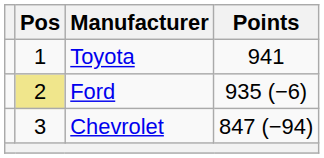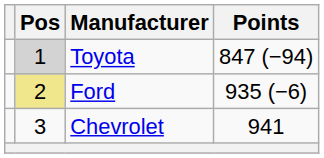(40, 57) no background -> (40, 57) lightgrey background
(266, 57) 941 -> (266, 57) 847 (−94)
(266, 126) 847 (−94) -> (266, 126) 941
